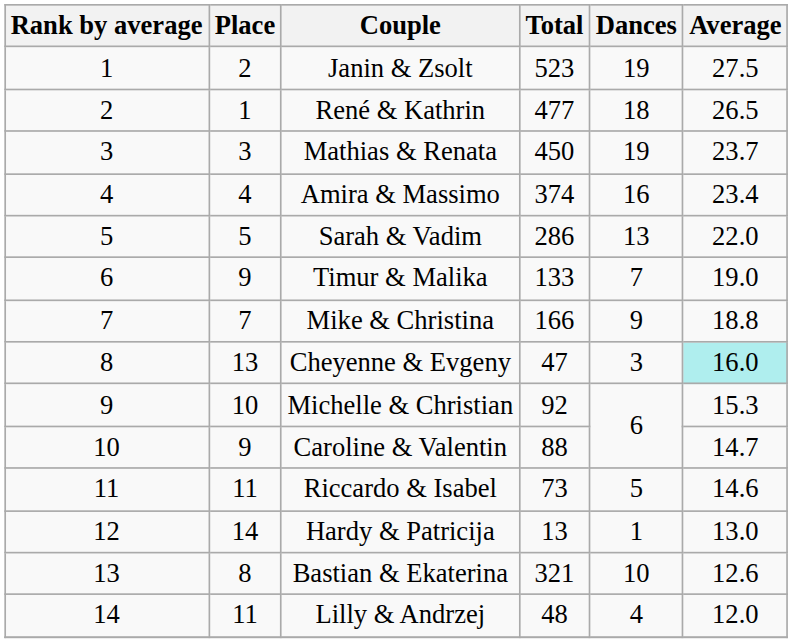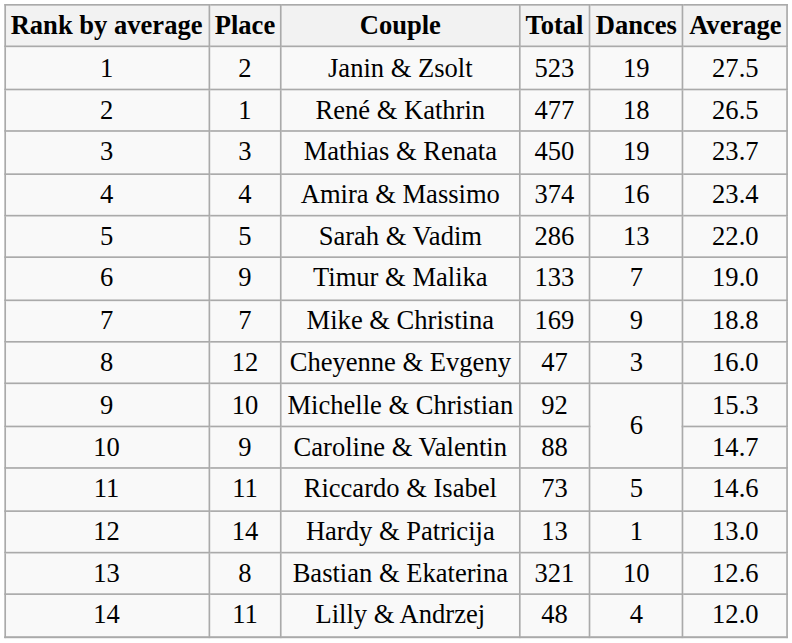(554, 320) 166 -> (554, 320) 169
(245, 362) 13 -> (245, 362) 12
(735, 362) paleturquoise background -> (735, 362) no background
